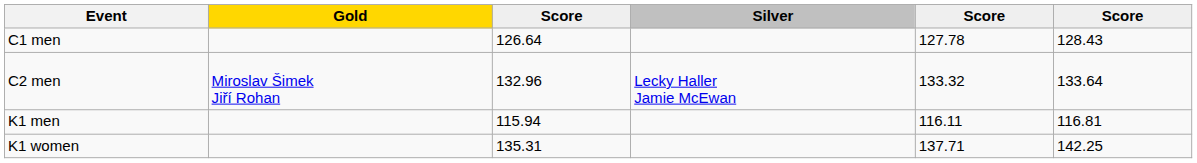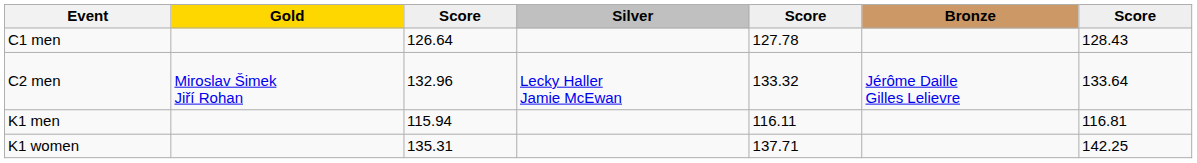+ column: (970, 16)
